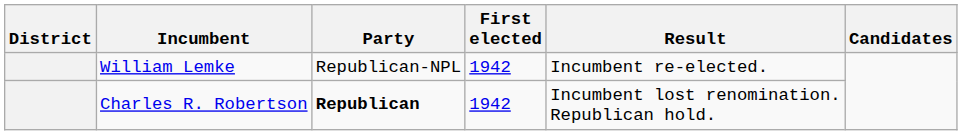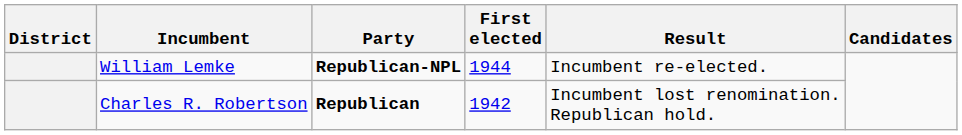(388, 67) normal -> (388, 67) bold
(490, 67) 1942 -> (490, 67) 1944
